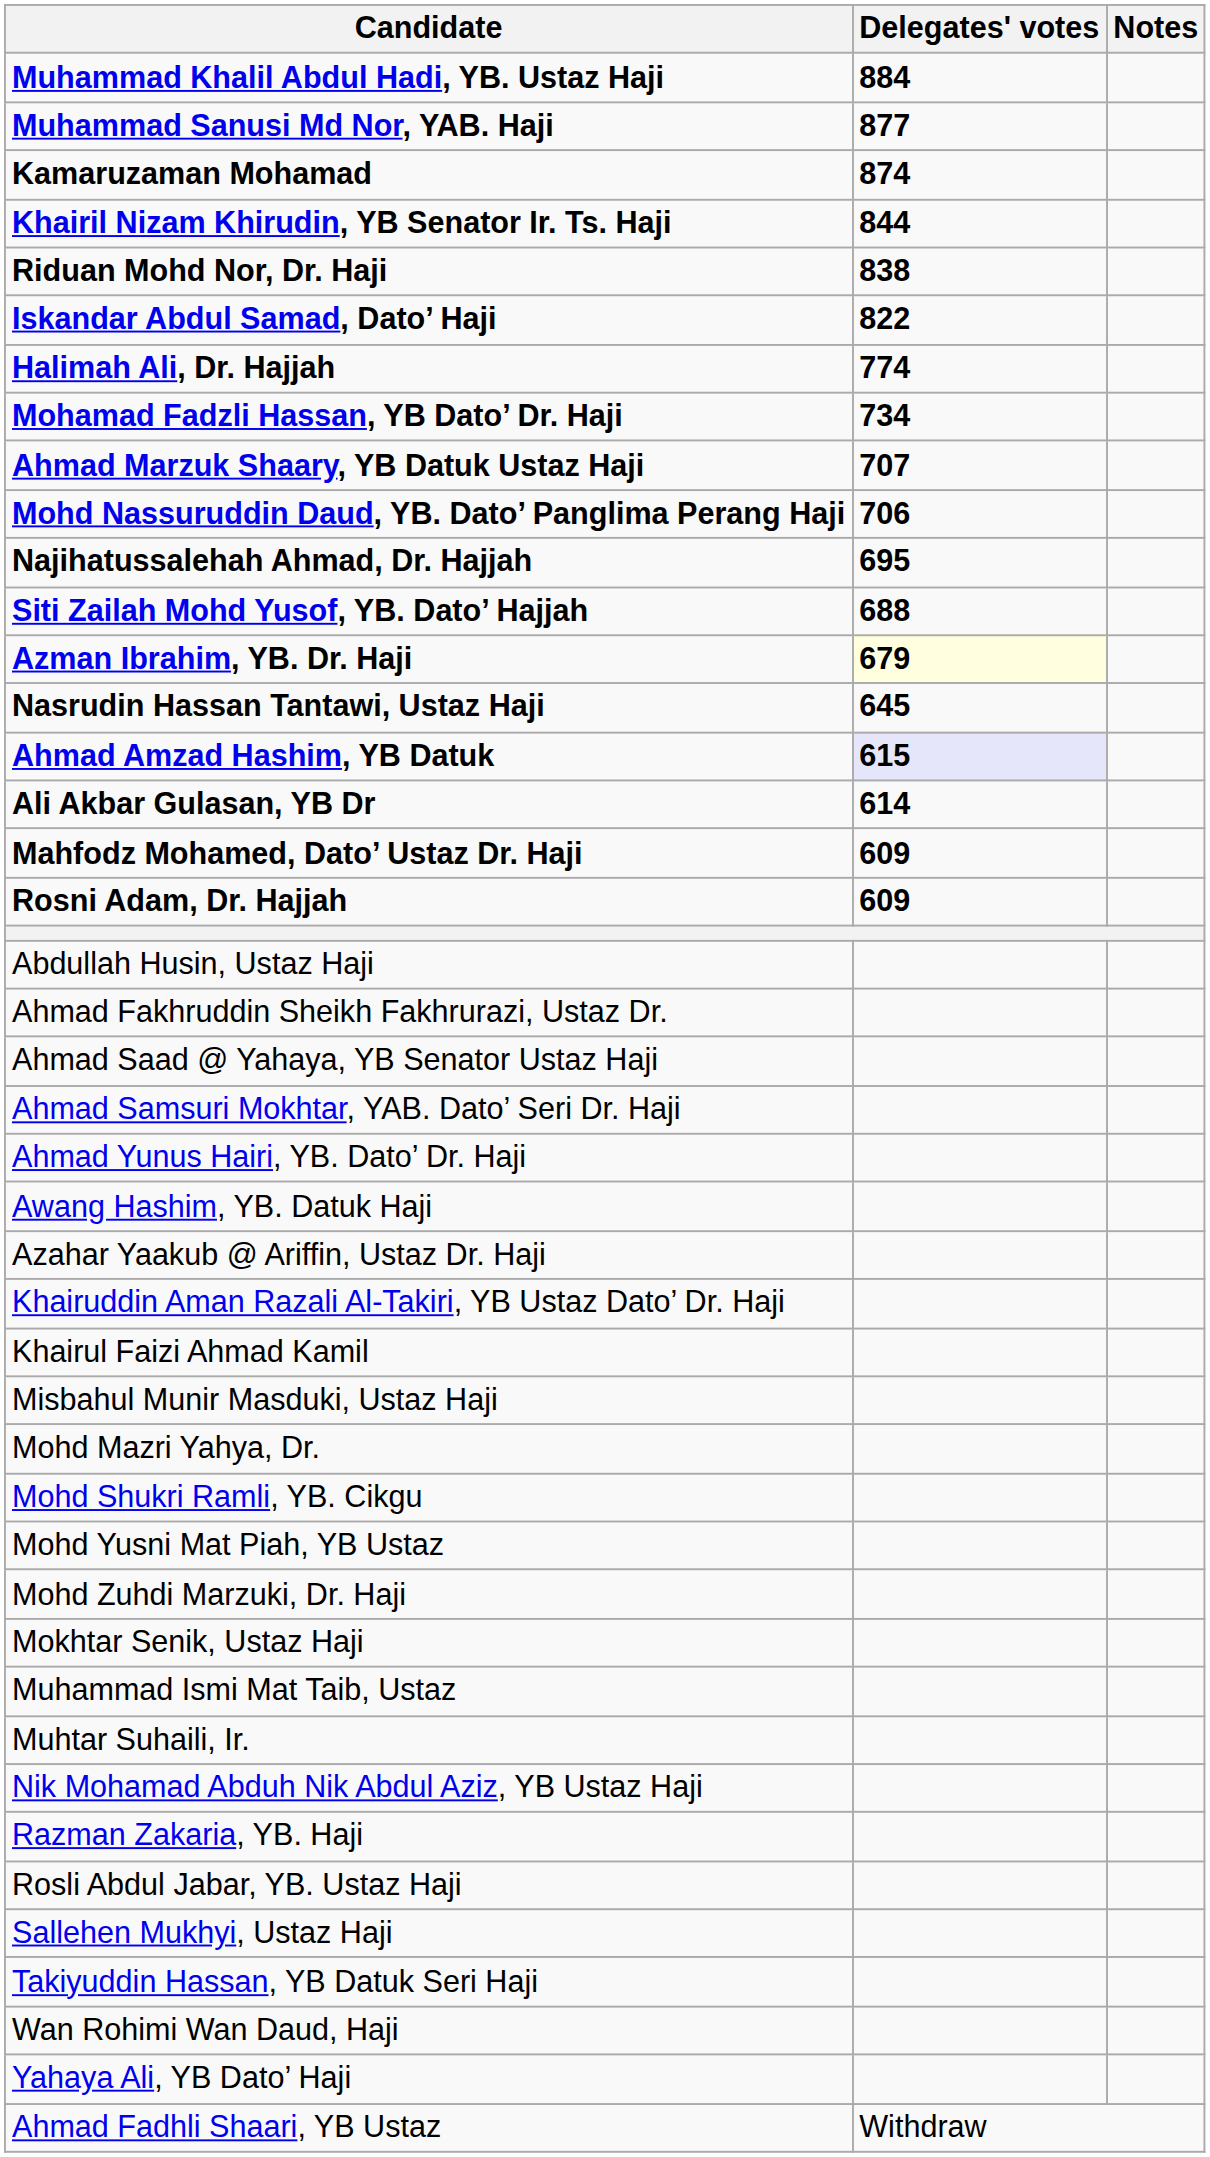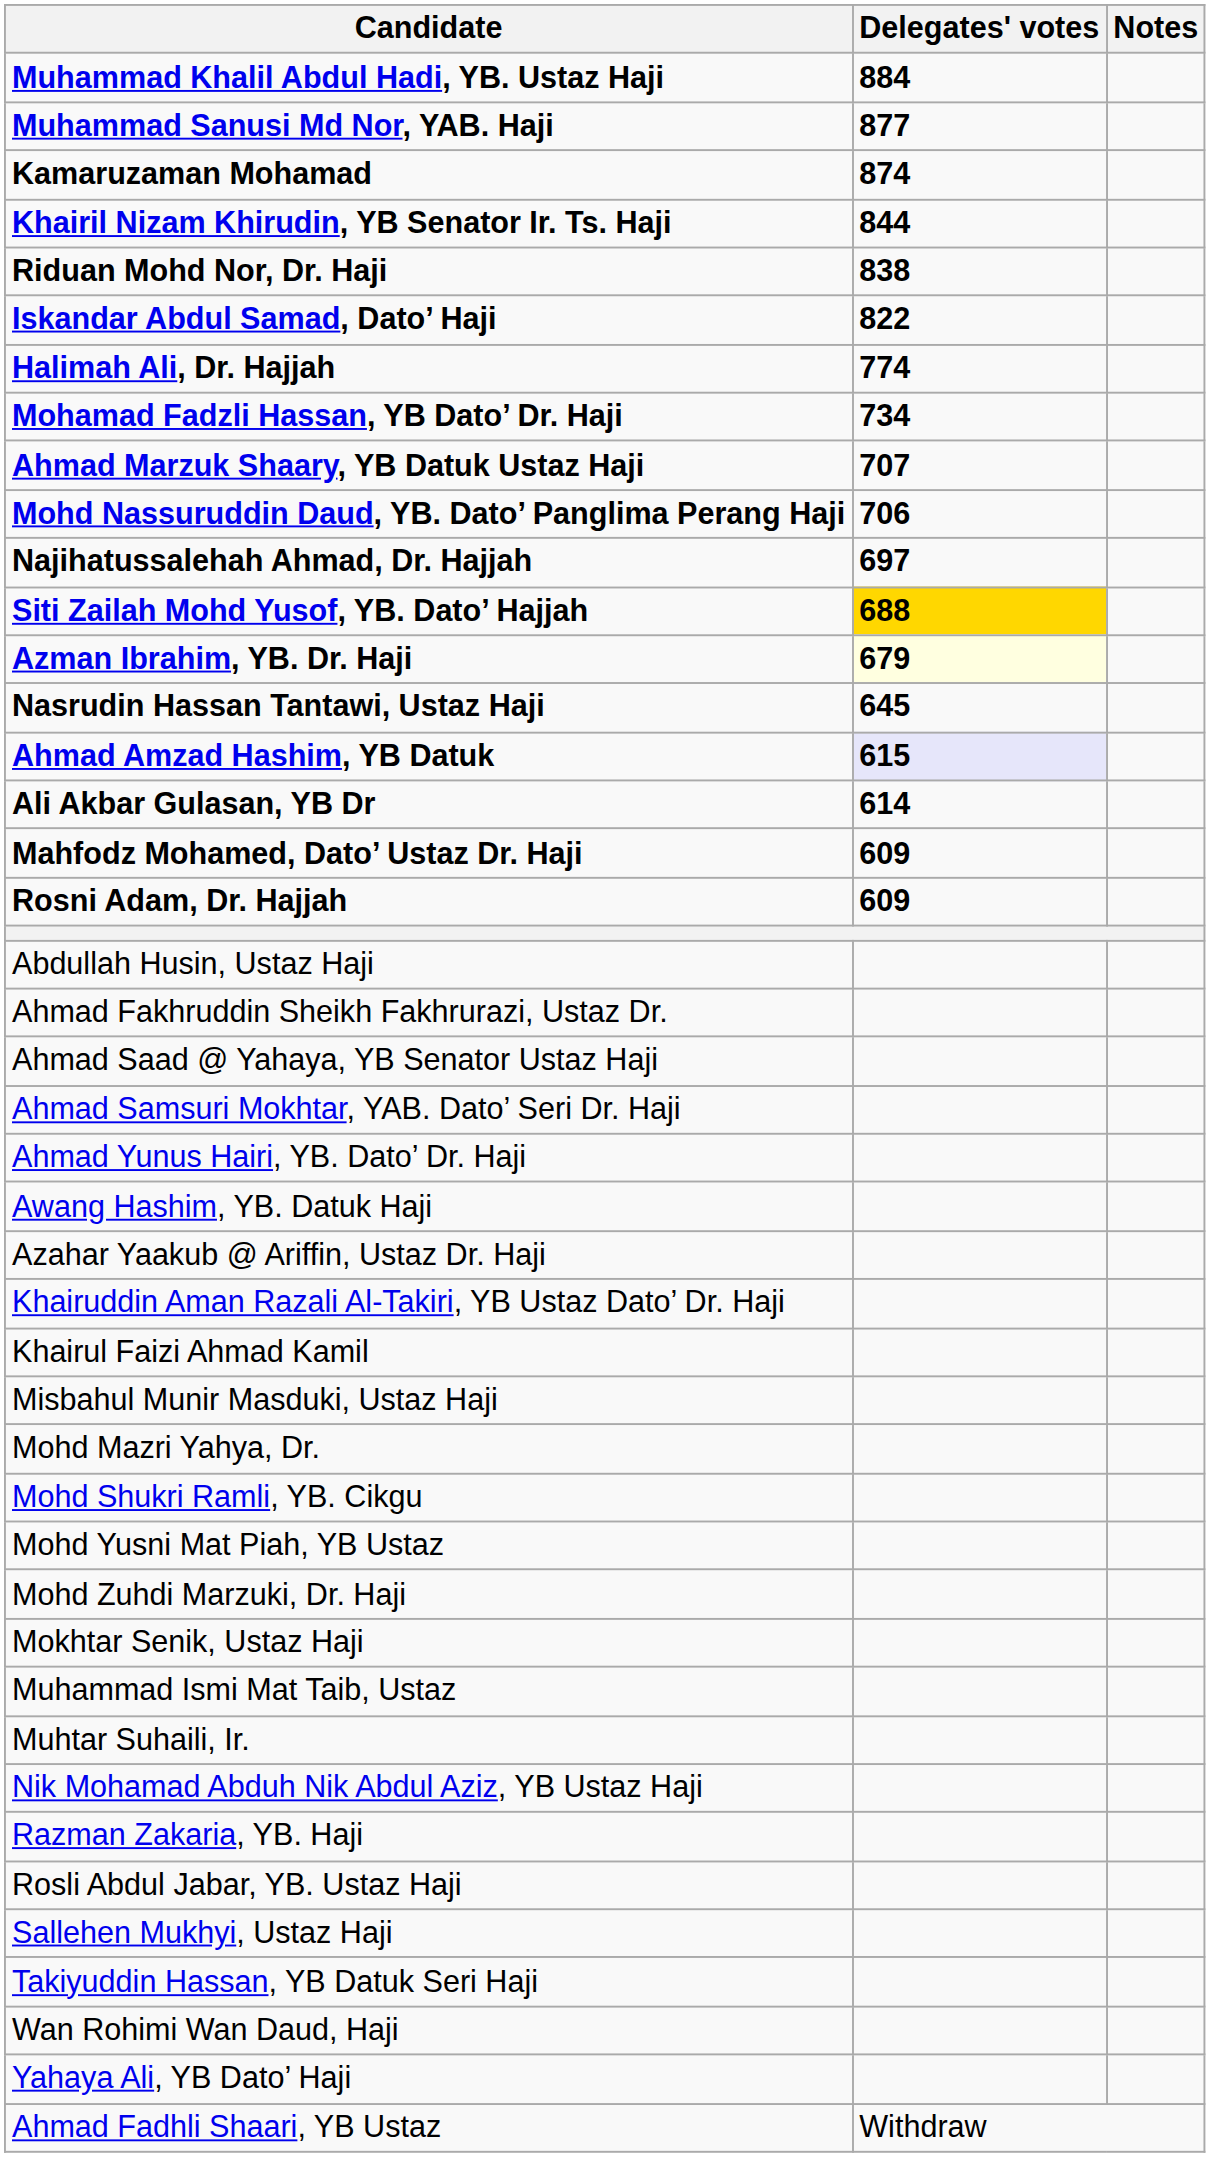(885, 561) 695 -> (885, 561) 697
(885, 610) no background -> (885, 610) gold background
